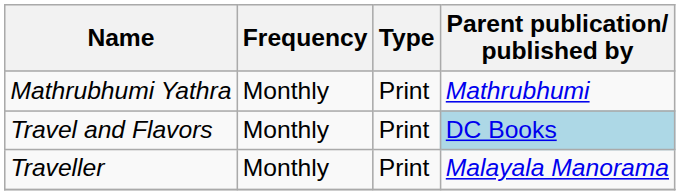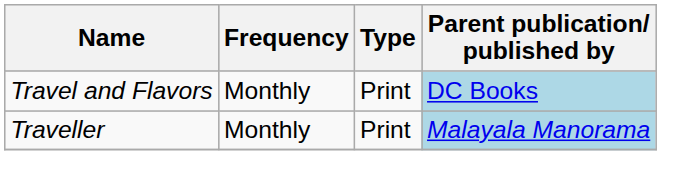- row: (121, 90)
(557, 168) no background -> (539, 129) lightblue background
